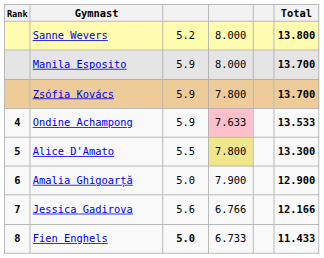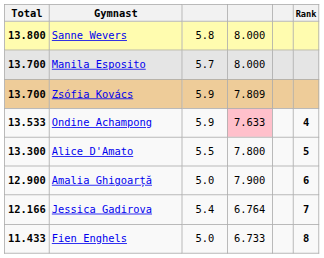columns swapped: (17, 14) <-> (296, 13)
(186, 36) 5.2 -> (205, 36) 5.8
(186, 65) 5.9 -> (205, 65) 5.7
(231, 94) 7.800 -> (250, 94) 7.809
(231, 152) khaki background -> (250, 152) no background
(186, 210) 5.6 -> (205, 210) 5.4
(231, 210) 6.766 -> (250, 210) 6.764
(186, 238) bold -> (205, 238) normal
